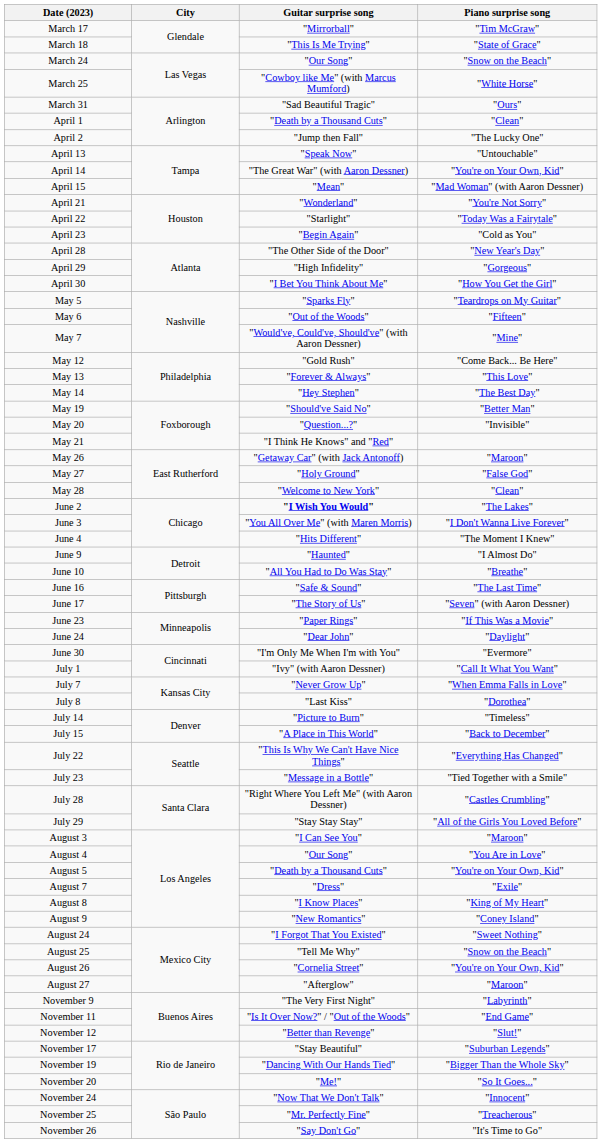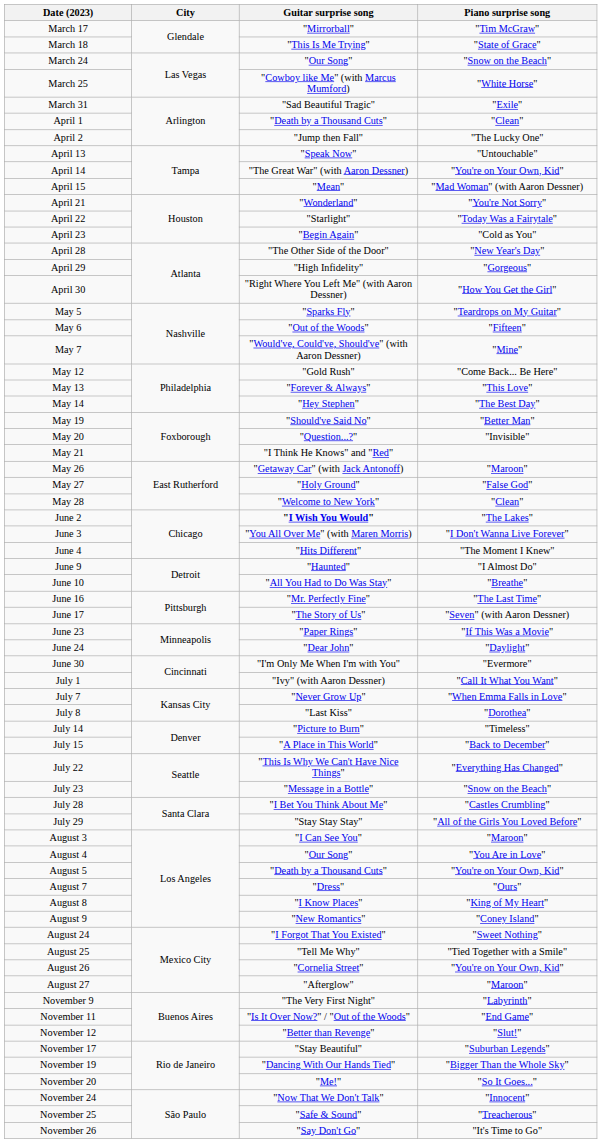(507, 105) "Ours" -> (507, 105) "Exile"
(328, 283) "I Bet You Think About Me" -> (328, 289) "Right Where You Left Me" (with Aaron Dessner)
(328, 587) "Safe & Sound" -> (328, 599) "Mr. Perfectly Fine"
(507, 777) "Tied Together with a Smile" -> (507, 789) "Snow on the Beach"
(328, 799) "Right Where You Left Me" (with Aaron Dessner) -> (328, 805) "I Bet You Think About Me"
(507, 886) "Exile" -> (507, 886) "Ours"
(507, 951) "Snow on the Beach" -> (507, 951) "Tied Together with a Smile"
(328, 1114) "Mr. Perfectly Fine" -> (328, 1114) "Safe & Sound"
